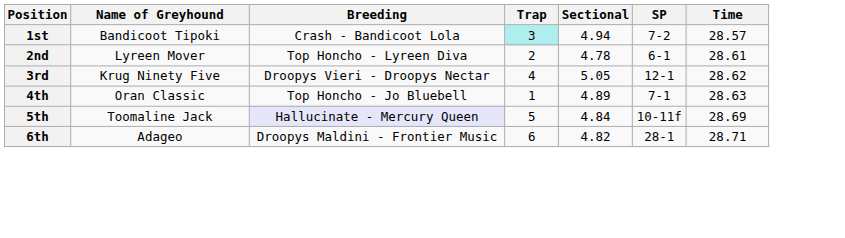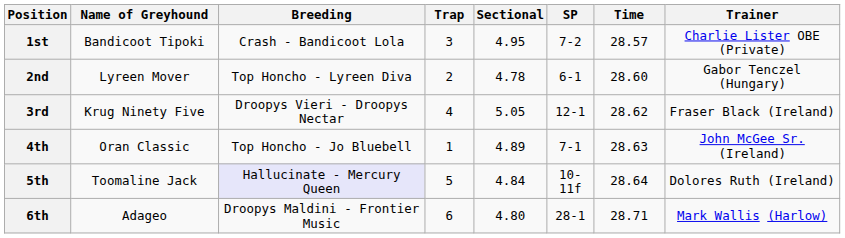+ column: (752, 15)
(532, 35) paleturquoise background -> (449, 42) no background
(596, 35) 4.94 -> (510, 42) 4.95
(728, 55) 28.61 -> (629, 77) 28.60
(728, 116) 28.69 -> (629, 181) 28.64
(596, 137) 4.82 -> (510, 216) 4.80
